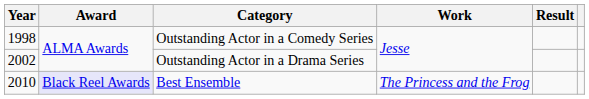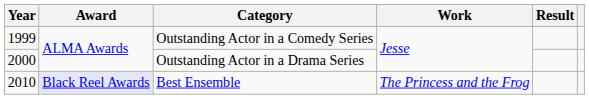(22, 37) 1998 -> (22, 37) 1999
(22, 60) 2002 -> (22, 60) 2000
